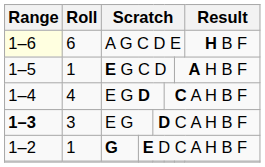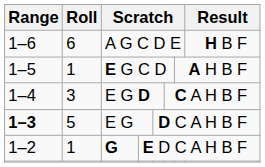(22, 43) lightyellow background -> (22, 43) no background
(71, 95) 4 -> (71, 95) 3
(71, 122) 3 -> (71, 122) 5
